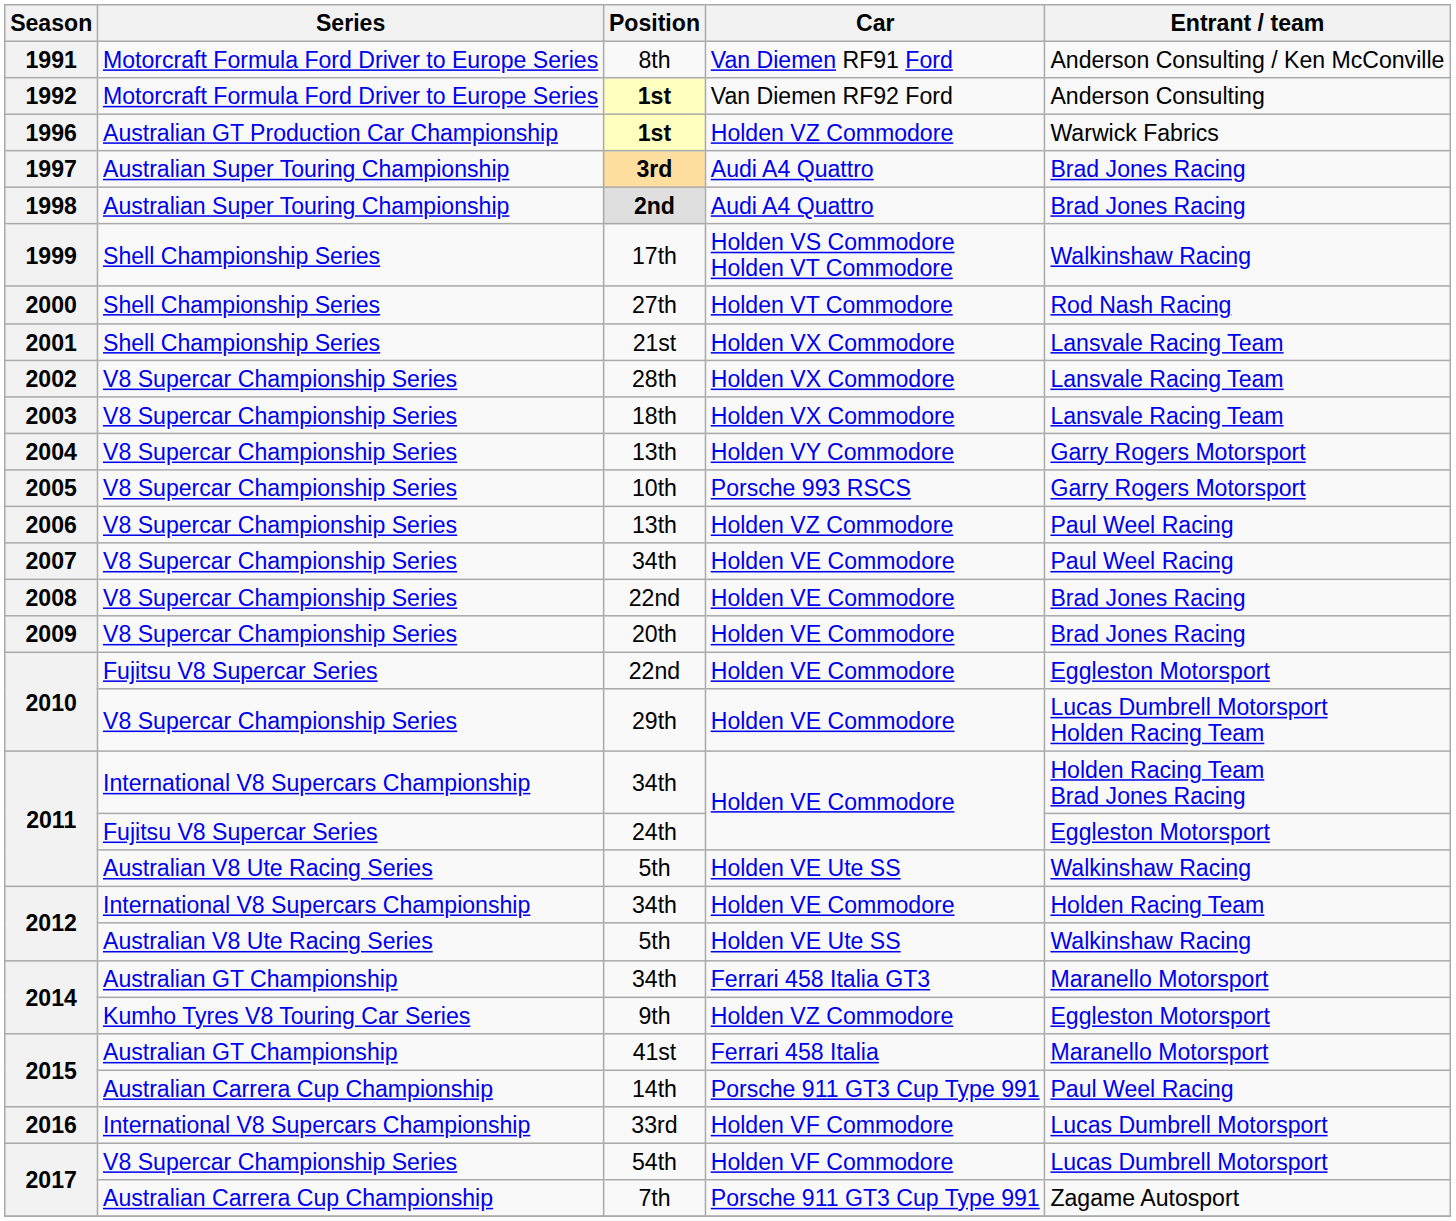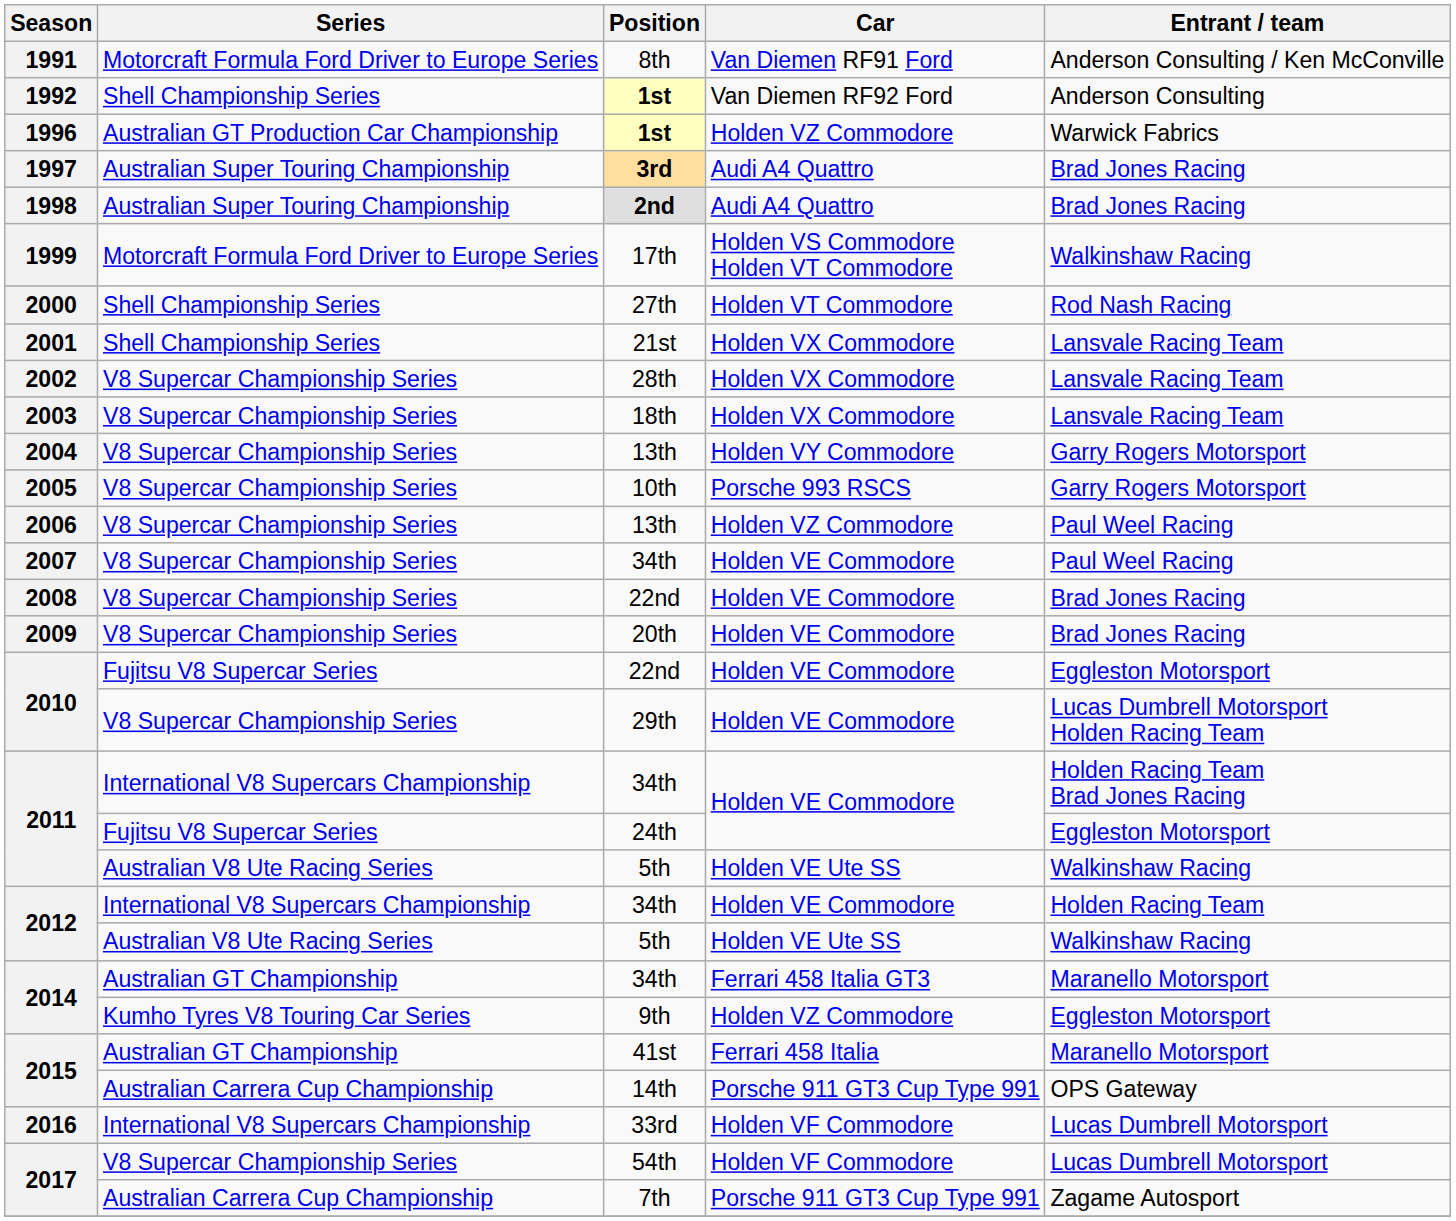(351, 96) Motorcraft Formula Ford Driver to Europe Series -> (242, 96) Shell Championship Series
(242, 256) Shell Championship Series -> (351, 256) Motorcraft Formula Ford Driver to Europe Series
(1142, 1088) Paul Weel Racing -> (1124, 1088) OPS Gateway
